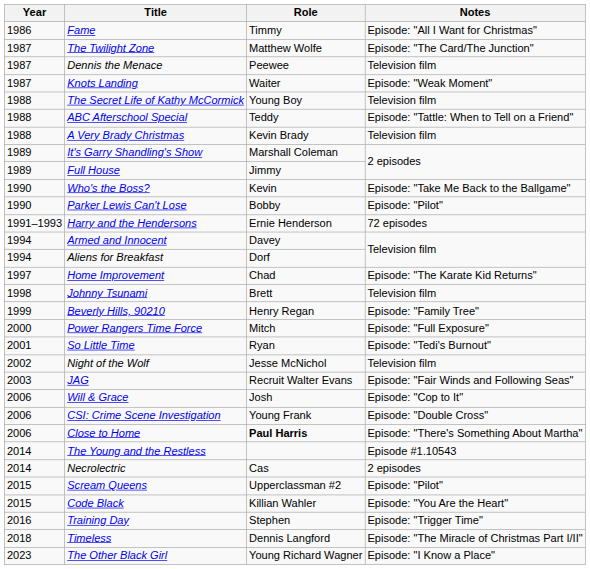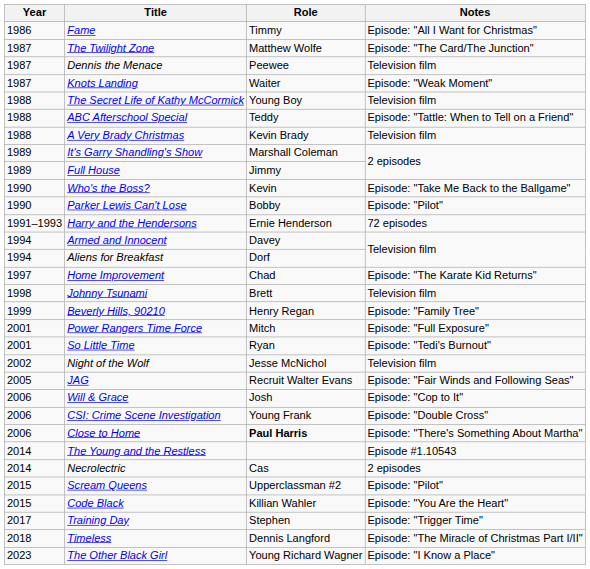(19, 328) 2000 -> (19, 328) 2001
(19, 380) 2003 -> (19, 380) 2005
(19, 521) 2016 -> (19, 521) 2017
